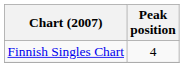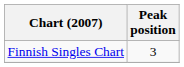(153, 51) 4 -> (153, 51) 3
